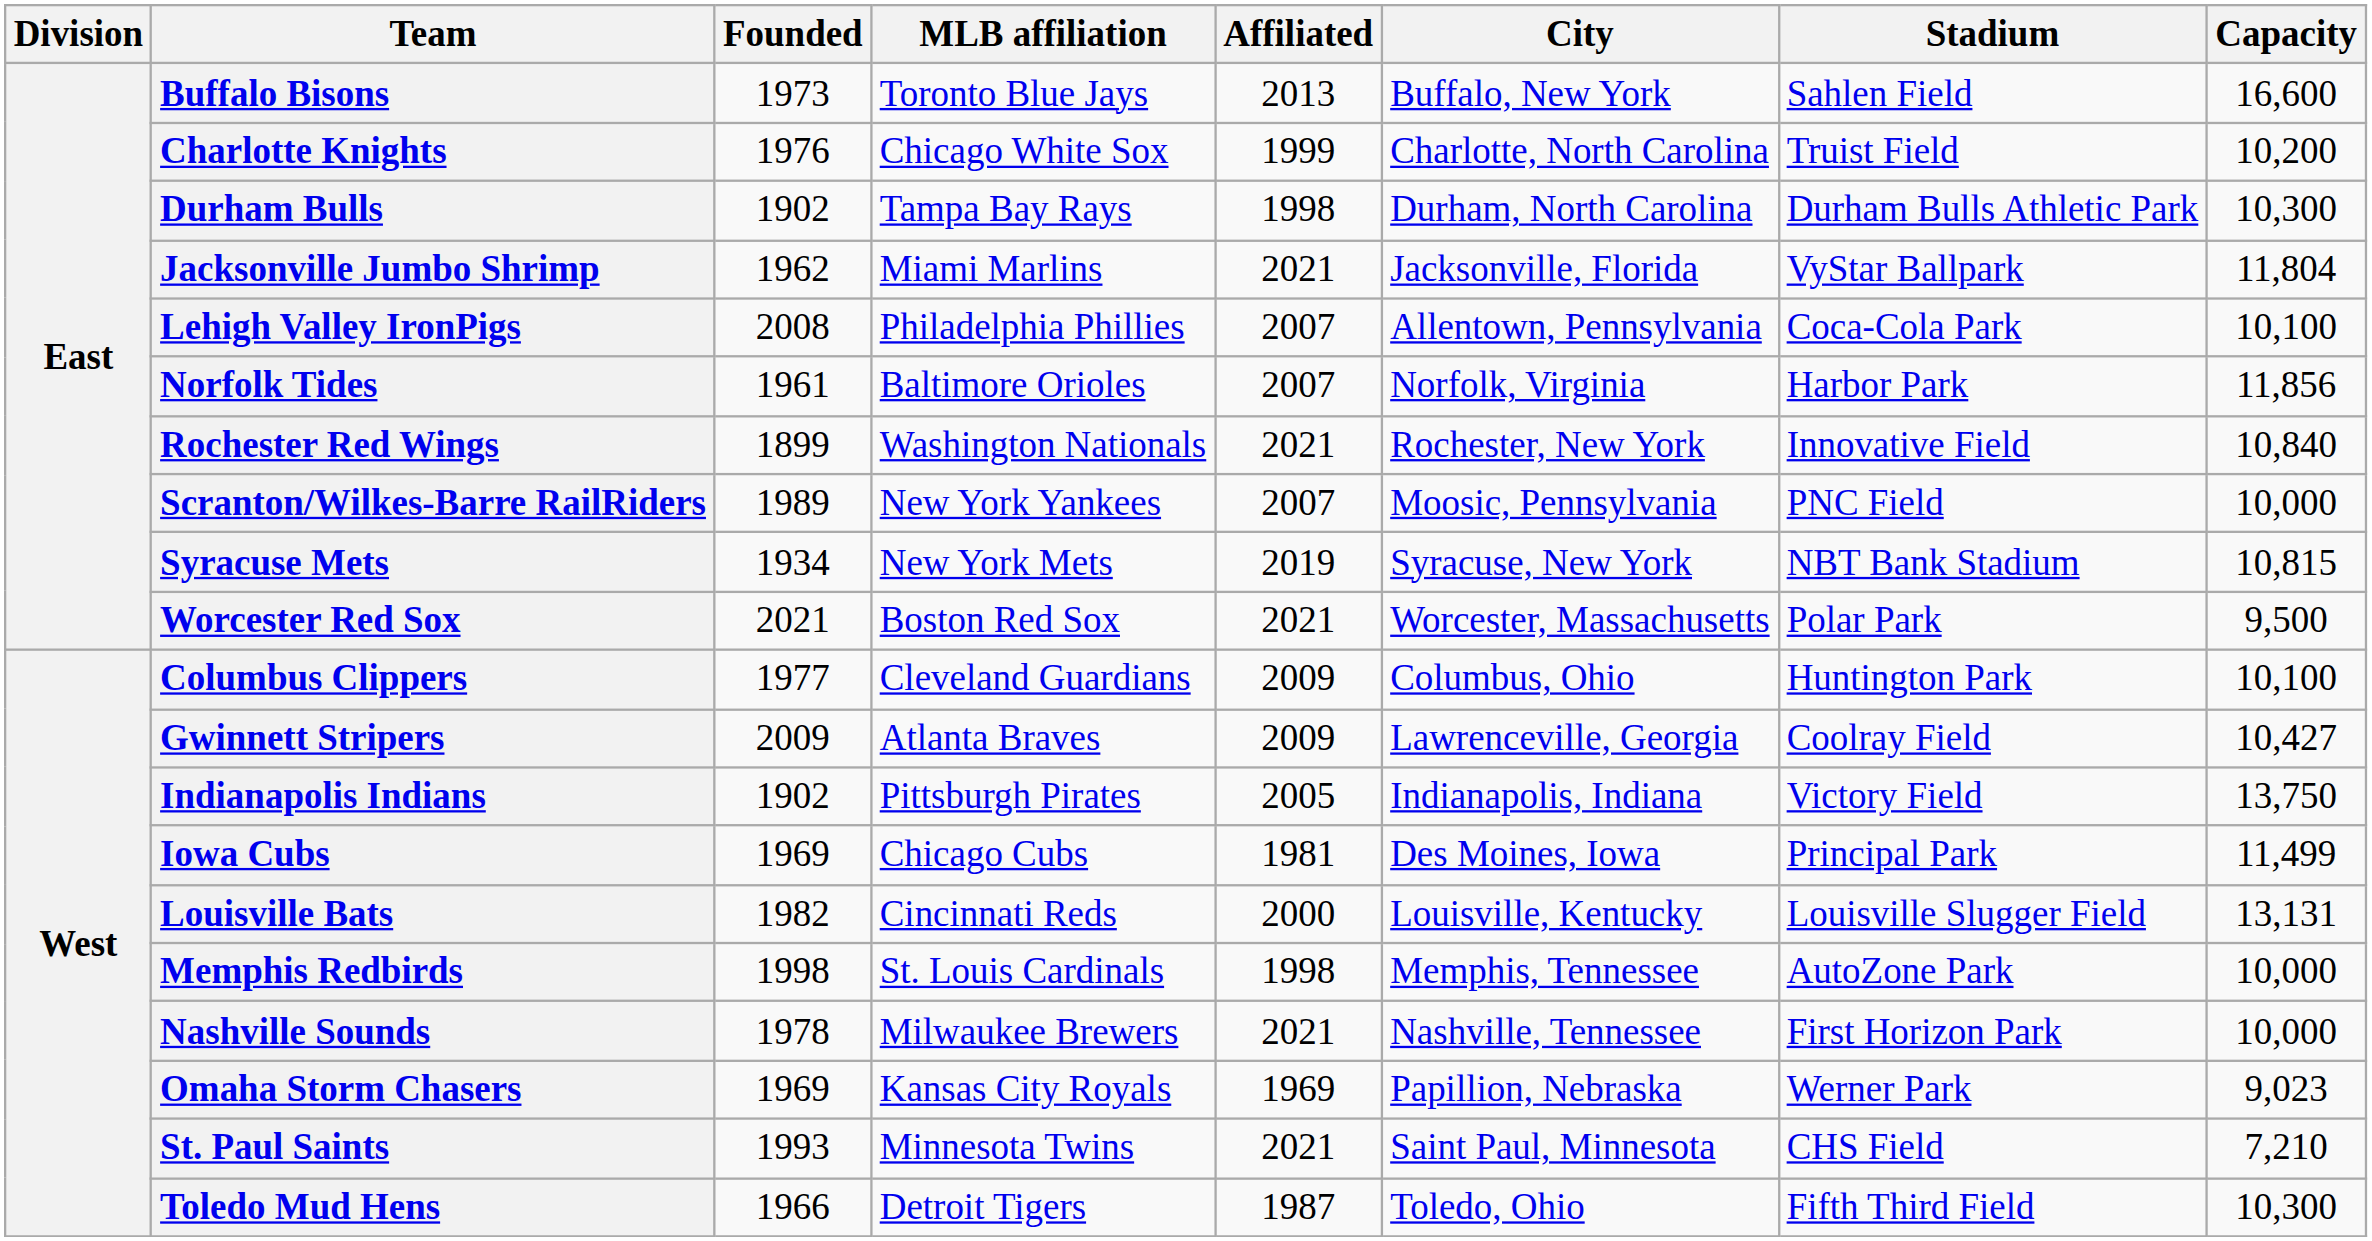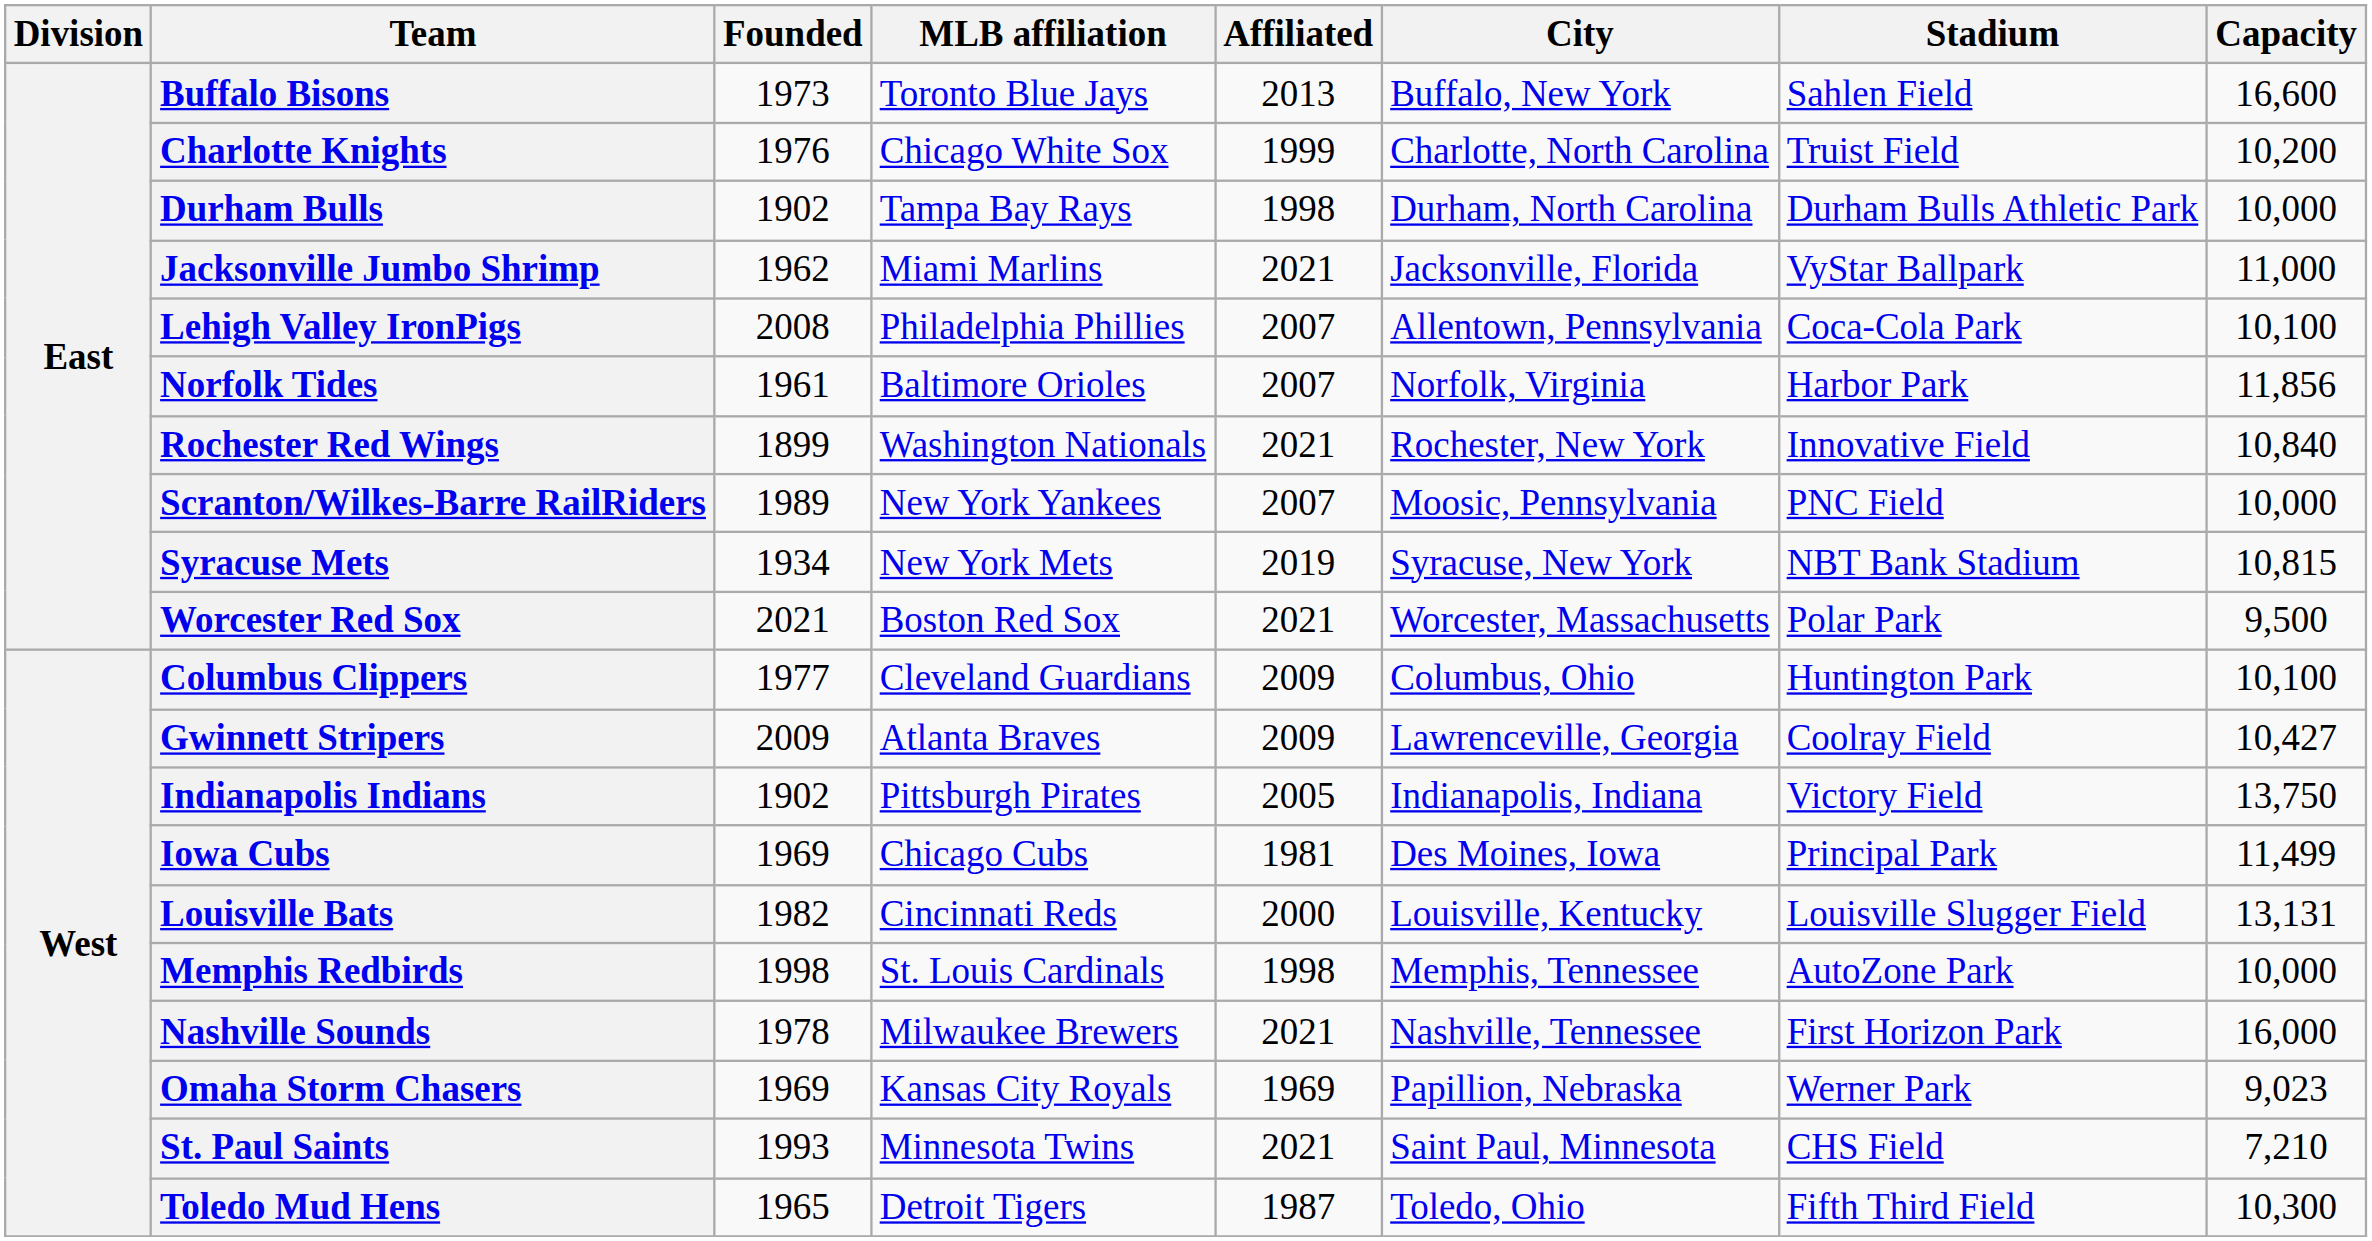(2286, 209) 10,300 -> (2286, 209) 10,000
(2286, 268) 11,804 -> (2286, 268) 11,000
(2286, 1030) 10,000 -> (2286, 1030) 16,000
(793, 1206) 1966 -> (793, 1206) 1965
